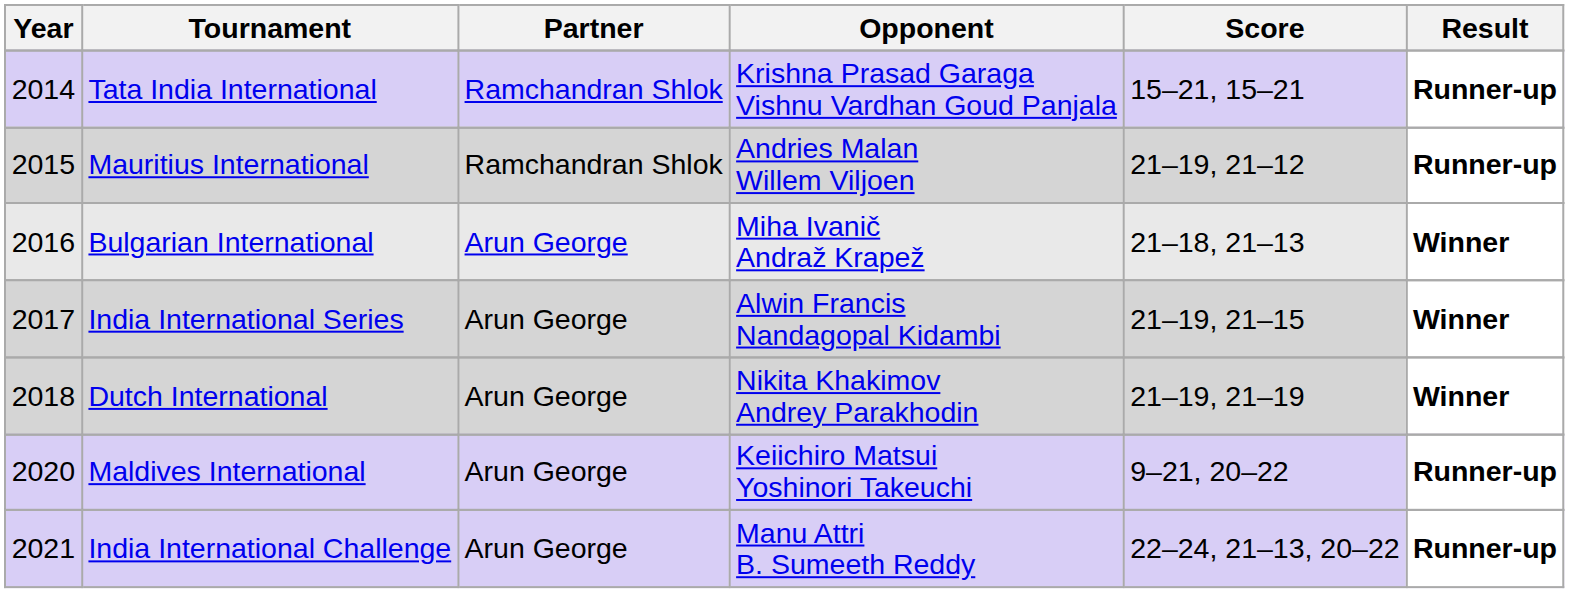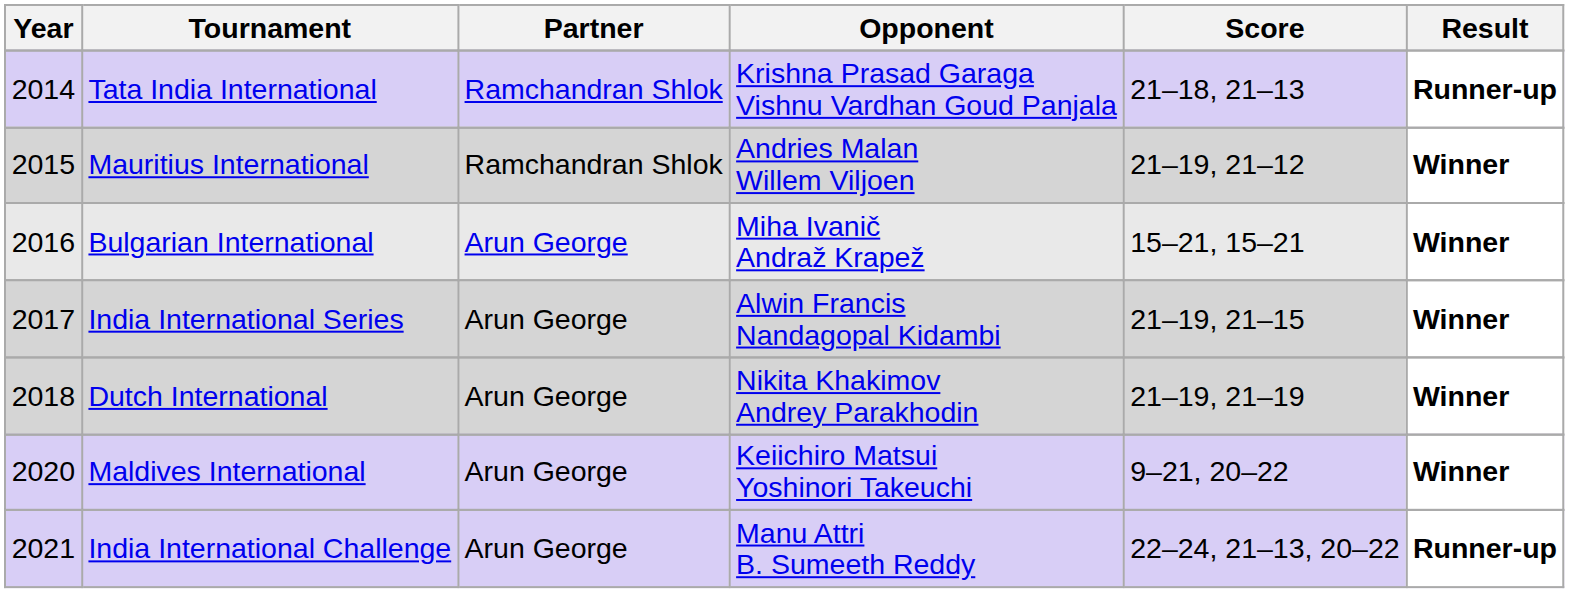(1217, 89) 15–21, 15–21 -> (1217, 89) 21–18, 21–13
(1485, 166) Runner-up -> (1461, 166) Winner
(1217, 242) 21–18, 21–13 -> (1217, 242) 15–21, 15–21
(1485, 472) Runner-up -> (1461, 472) Winner
